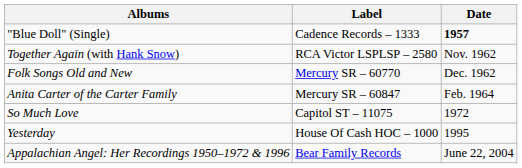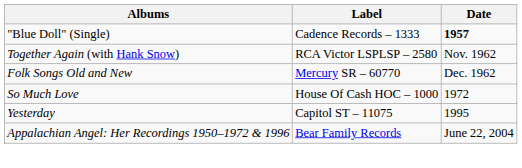- row: (92, 93)
(344, 113) Capitol ST – 11075 -> (367, 93) House Of Cash HOC – 1000
(367, 133) House Of Cash HOC – 1000 -> (344, 113) Capitol ST – 11075
